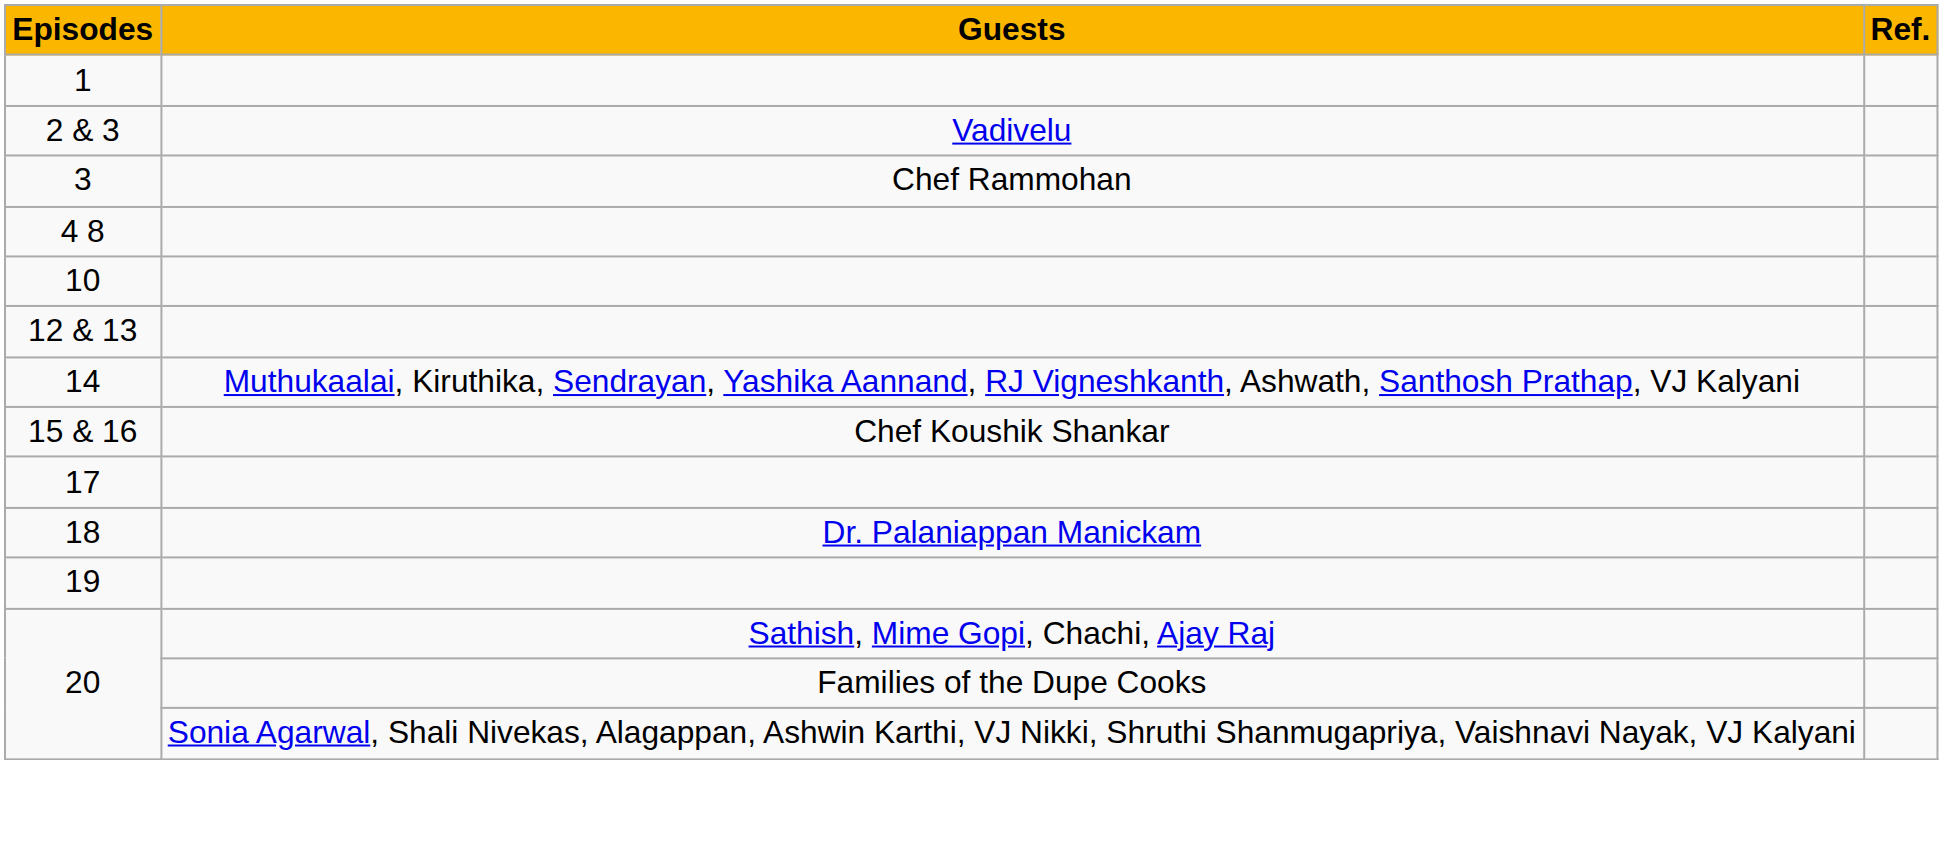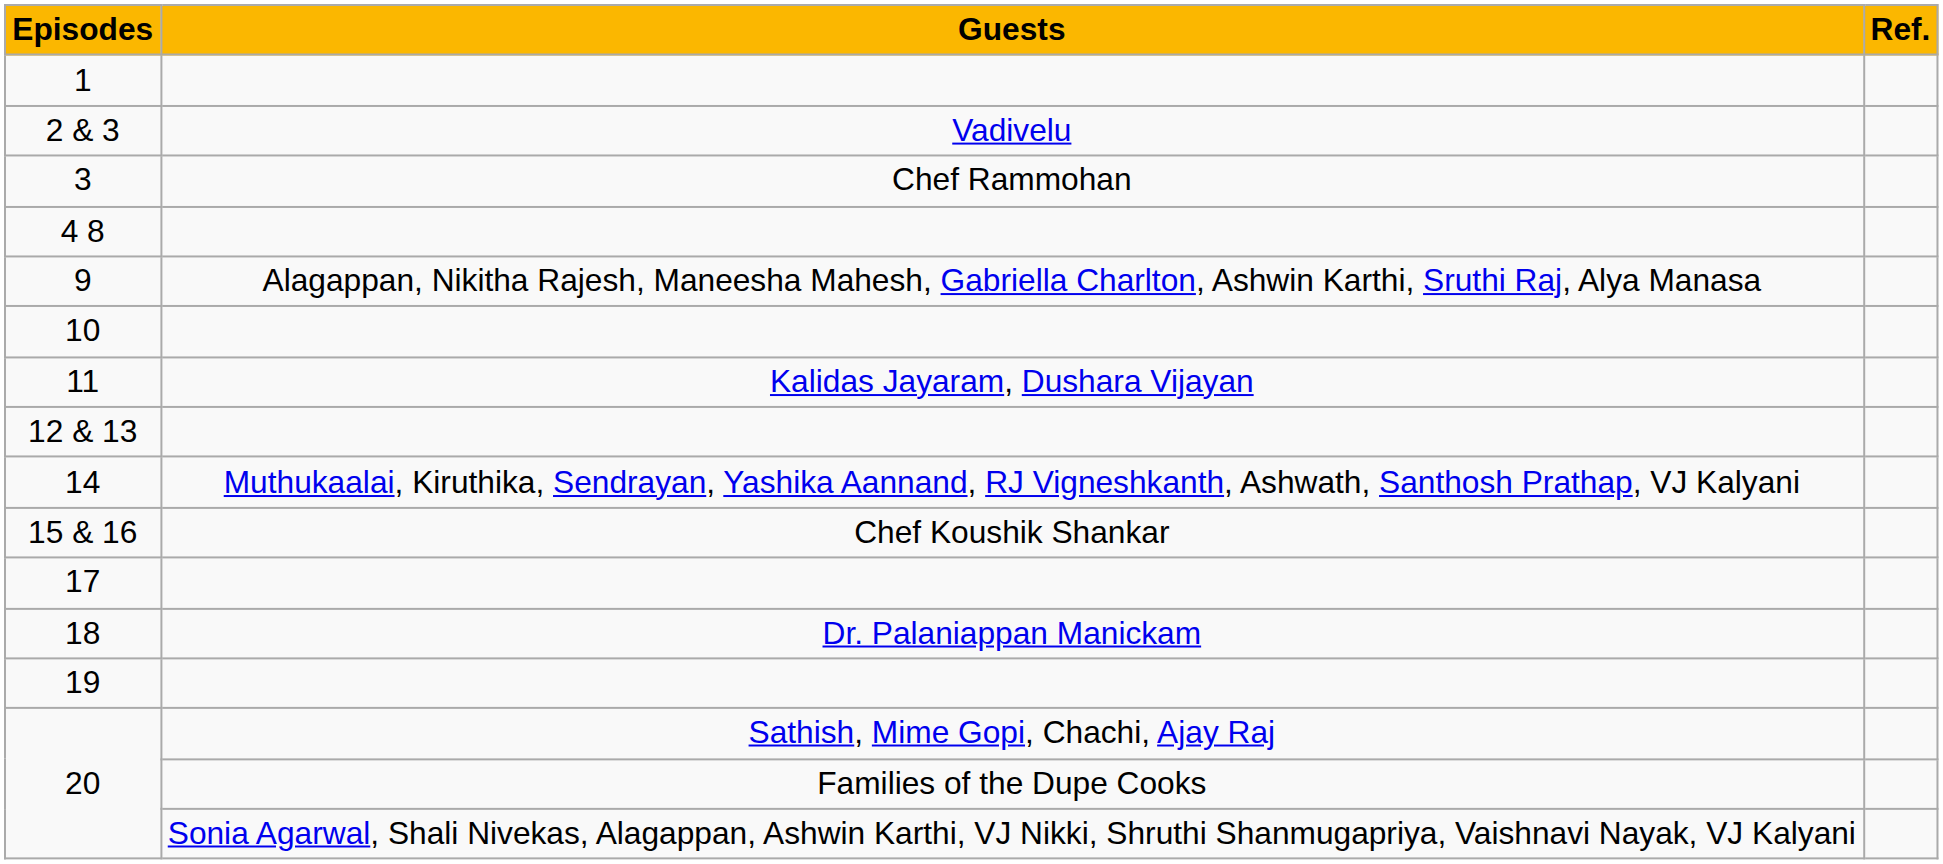+ row: (83, 280)
+ row: (83, 381)
